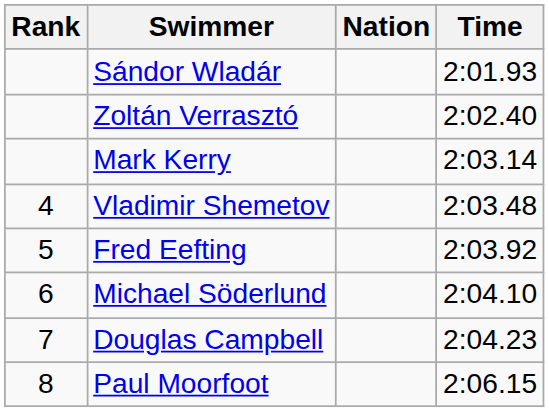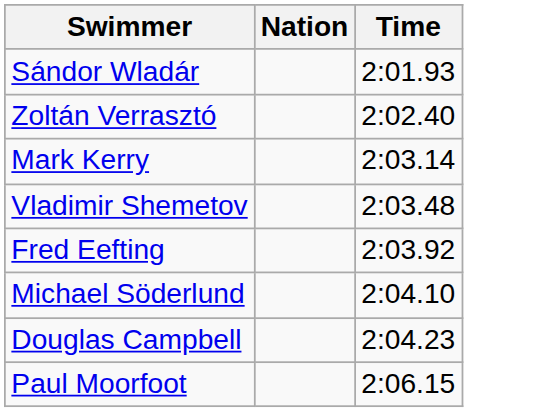- column: (46, 26)
